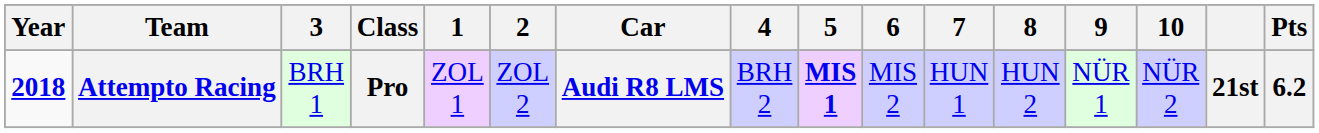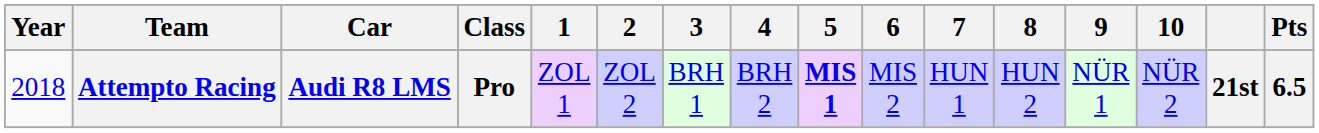columns swapped: (643, 27) <-> (316, 27)
(38, 87) bold -> (38, 87) normal
(1289, 87) 6.2 -> (1289, 87) 6.5
